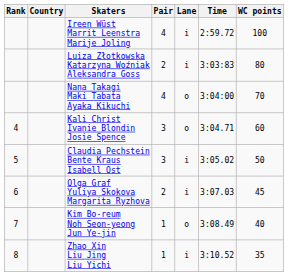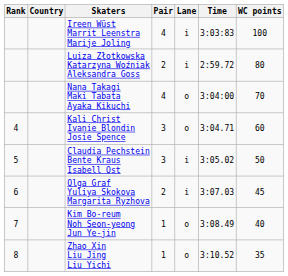(217, 33) 2:59.72 -> (217, 33) 3:03:83
(217, 65) 3:03:83 -> (217, 65) 2:59.72
(187, 255) i -> (187, 255) o
